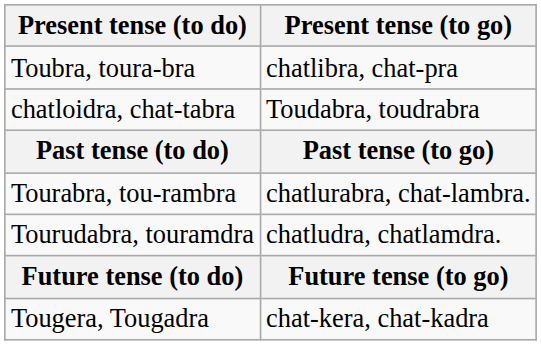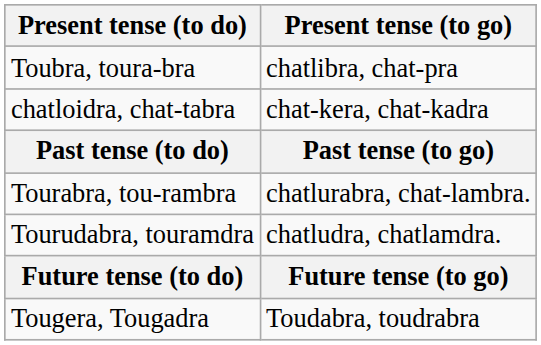(373, 109) Toudabra, toudrabra -> (377, 109) chat-kera, chat-kadra
(377, 318) chat-kera, chat-kadra -> (373, 318) Toudabra, toudrabra
